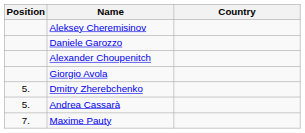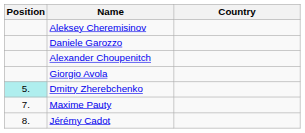(26, 89) no background -> (26, 89) paleturquoise background
- row: (85, 105)
+ row: (80, 120)
